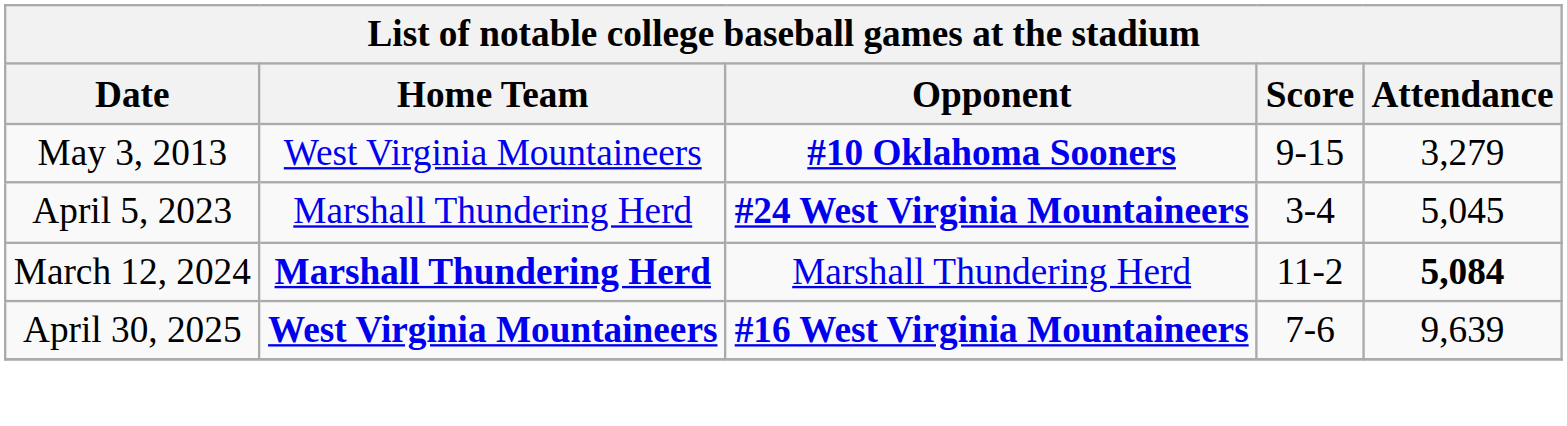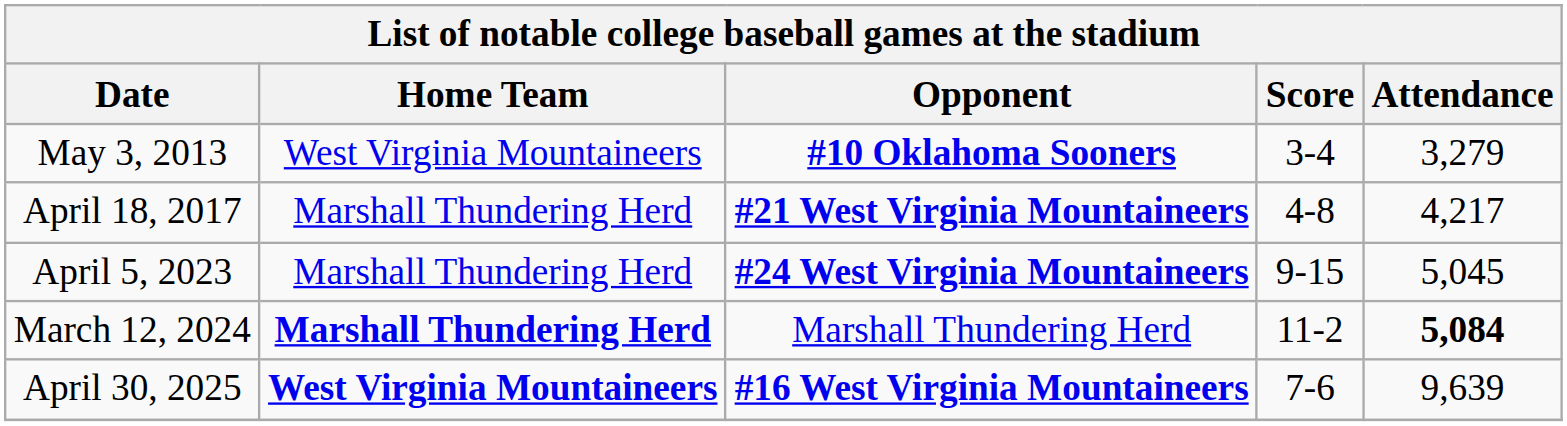(1310, 152) 9-15 -> (1310, 152) 3-4
+ row: (132, 211)
(1310, 211) 3-4 -> (1310, 270) 9-15
